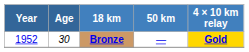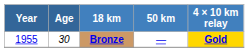(26, 40) 1952 -> (26, 40) 1955
